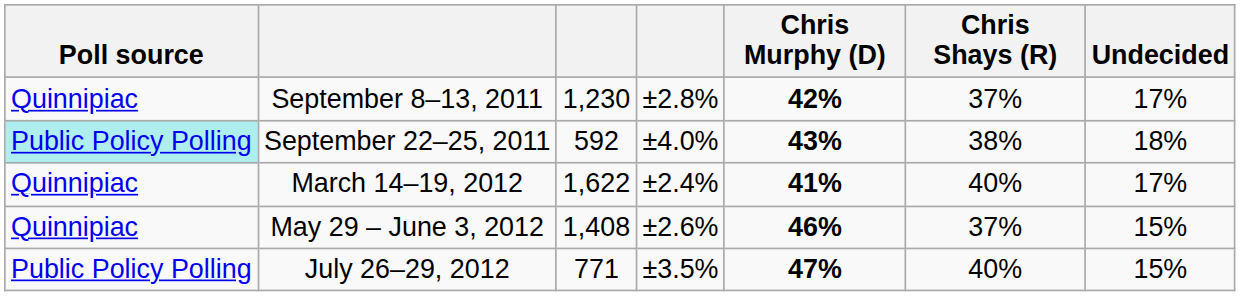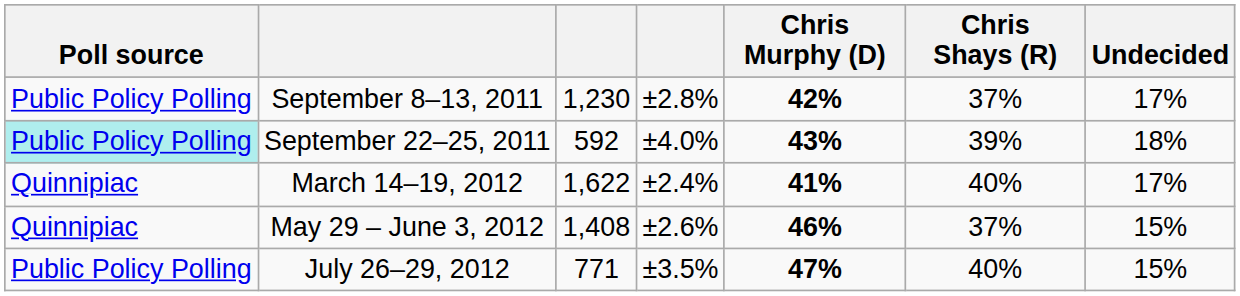(75, 98) Quinnipiac -> (131, 98) Public Policy Polling
(995, 141) 38% -> (995, 141) 39%
